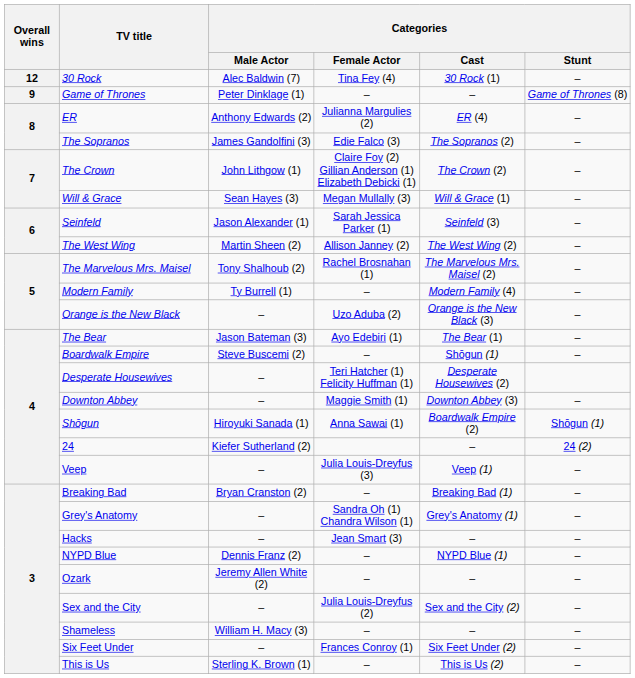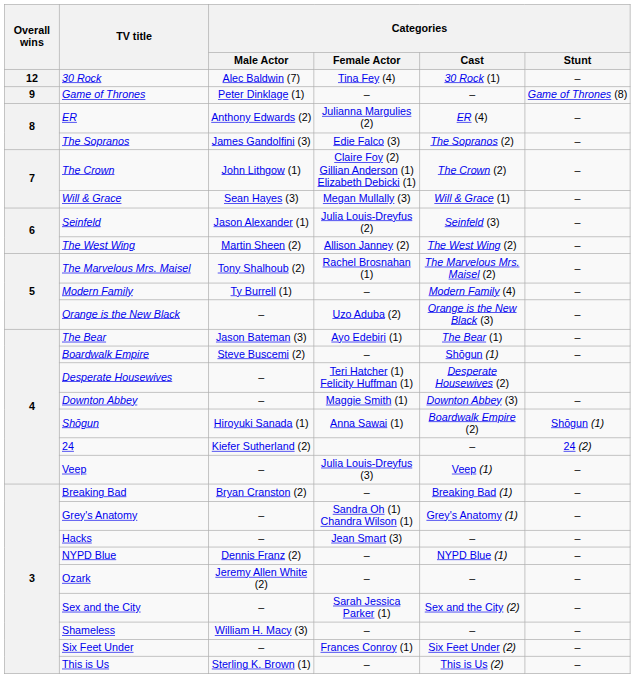(367, 222) Sarah Jessica Parker (1) -> (367, 222) Julia Louis-Dreyfus (2)
(367, 607) Julia Louis-Dreyfus (2) -> (367, 607) Sarah Jessica Parker (1)
